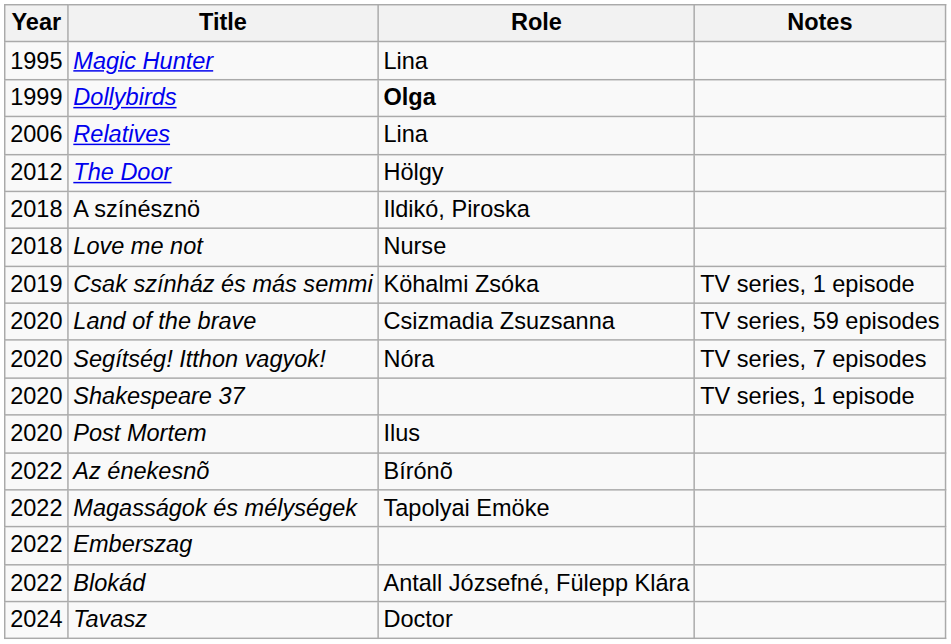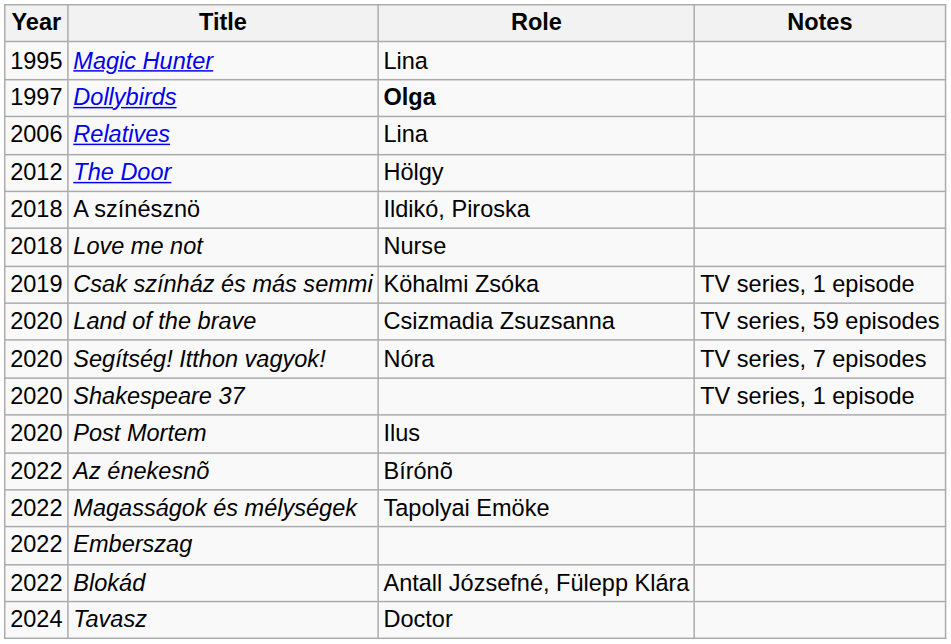(36, 97) 1999 -> (36, 97) 1997
